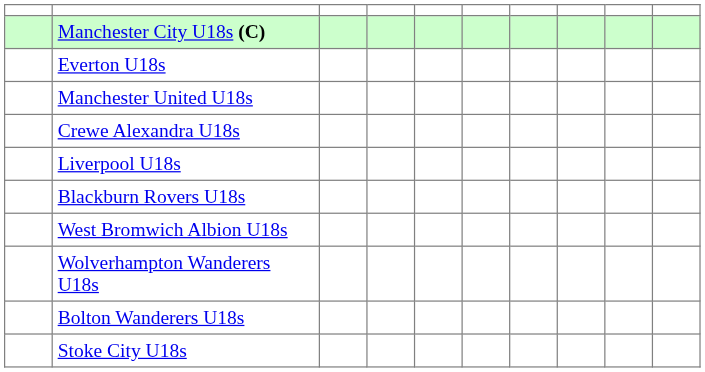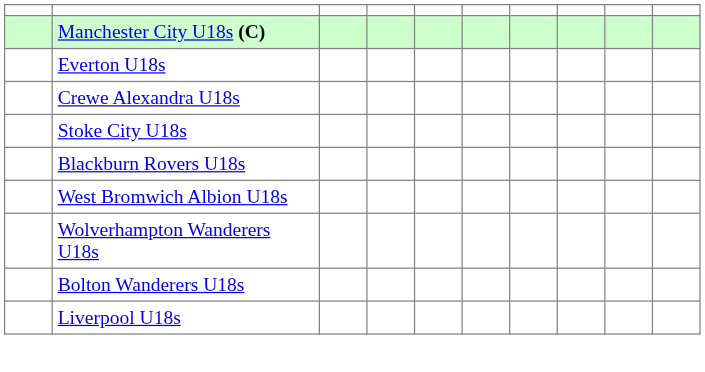- row: (155, 97)
rows swapped: (119, 163) <-> (122, 350)
